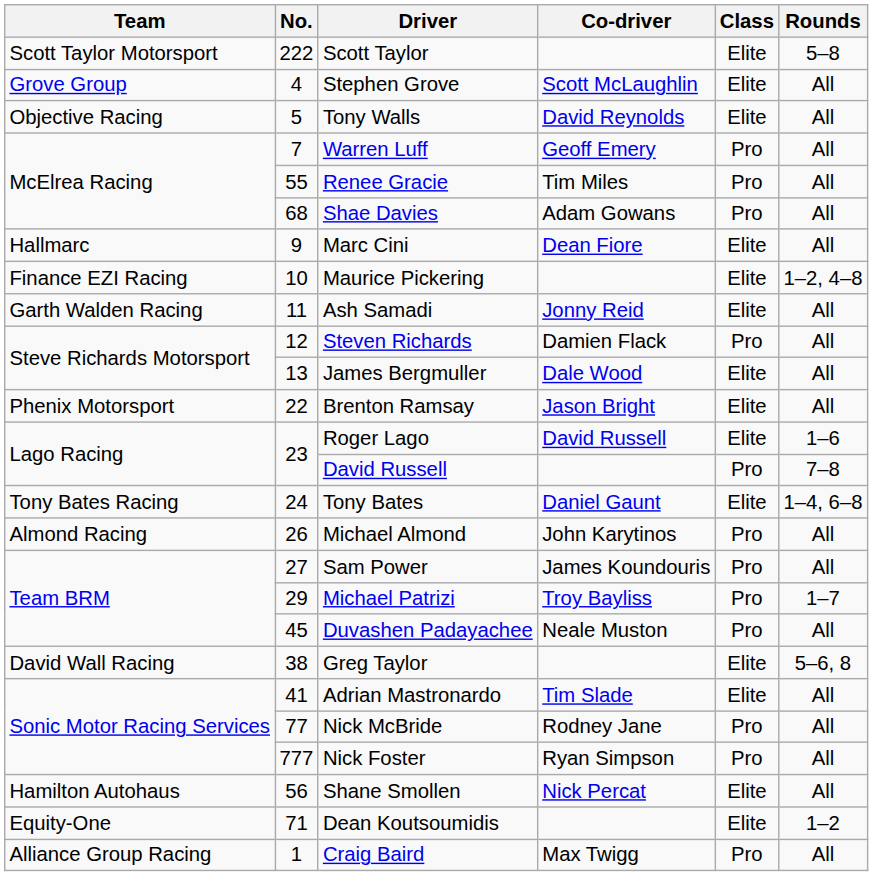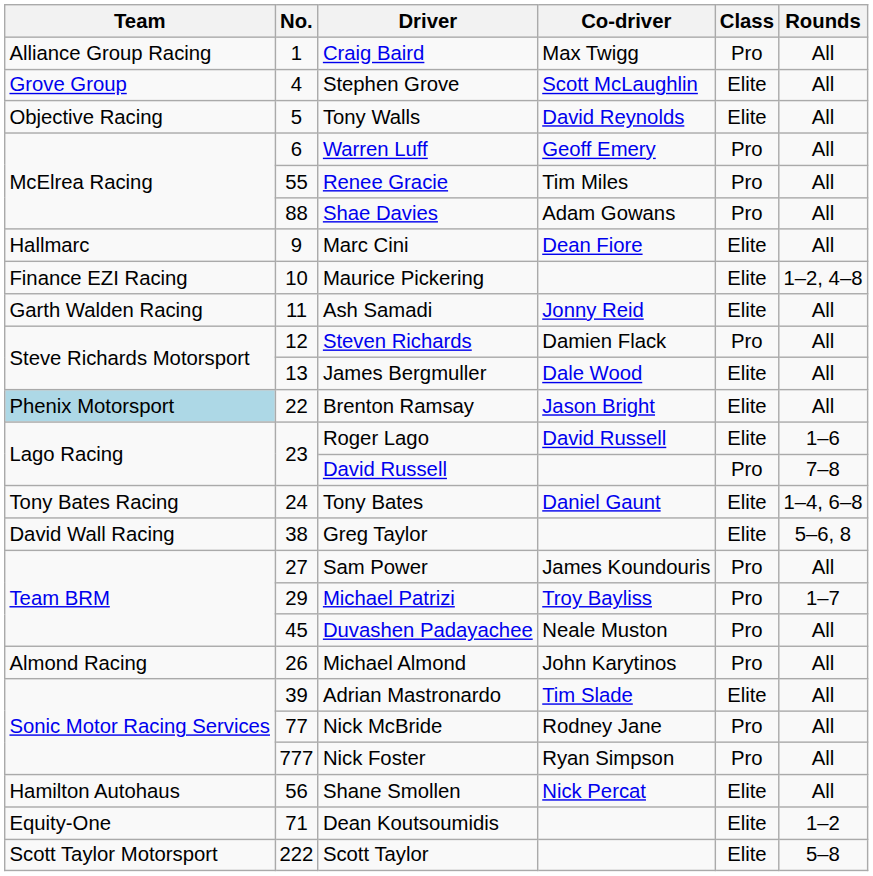rows swapped: (374, 855) <-> (376, 53)
(296, 149) 7 -> (296, 149) 6
(296, 214) 68 -> (296, 214) 88
(92, 406) no background -> (92, 406) lightblue background
rows swapped: (395, 534) <-> (375, 663)
(296, 695) 41 -> (296, 695) 39
